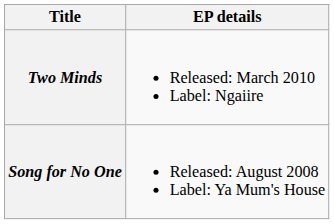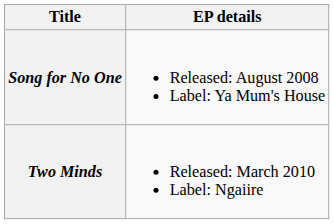rows swapped: (65, 171) <-> (65, 77)
